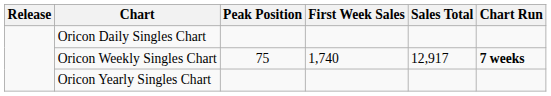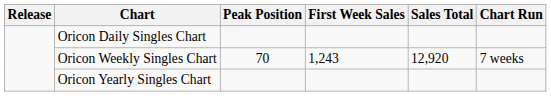(263, 58) 75 -> (263, 58) 70
(324, 58) 1,740 -> (324, 58) 1,243
(430, 58) 12,917 -> (430, 58) 12,920
(502, 58) bold -> (502, 58) normal
